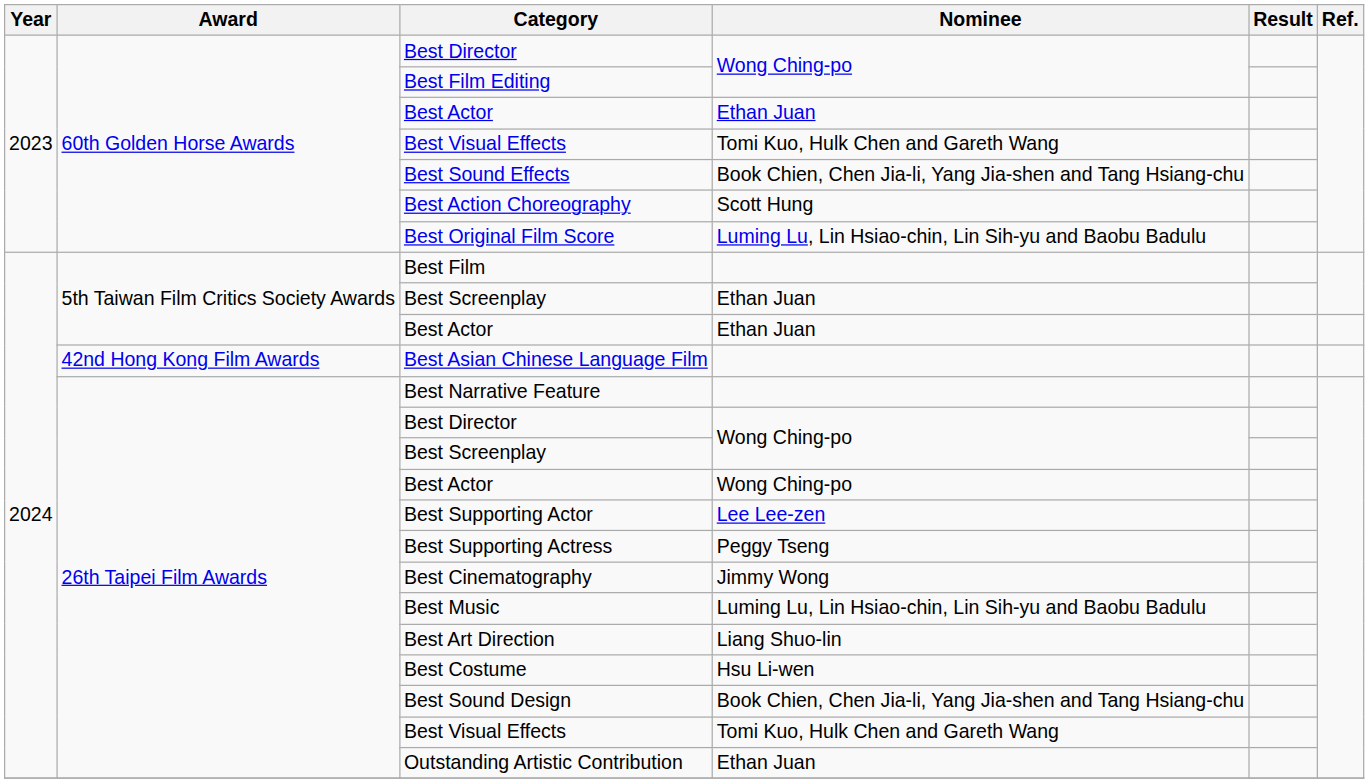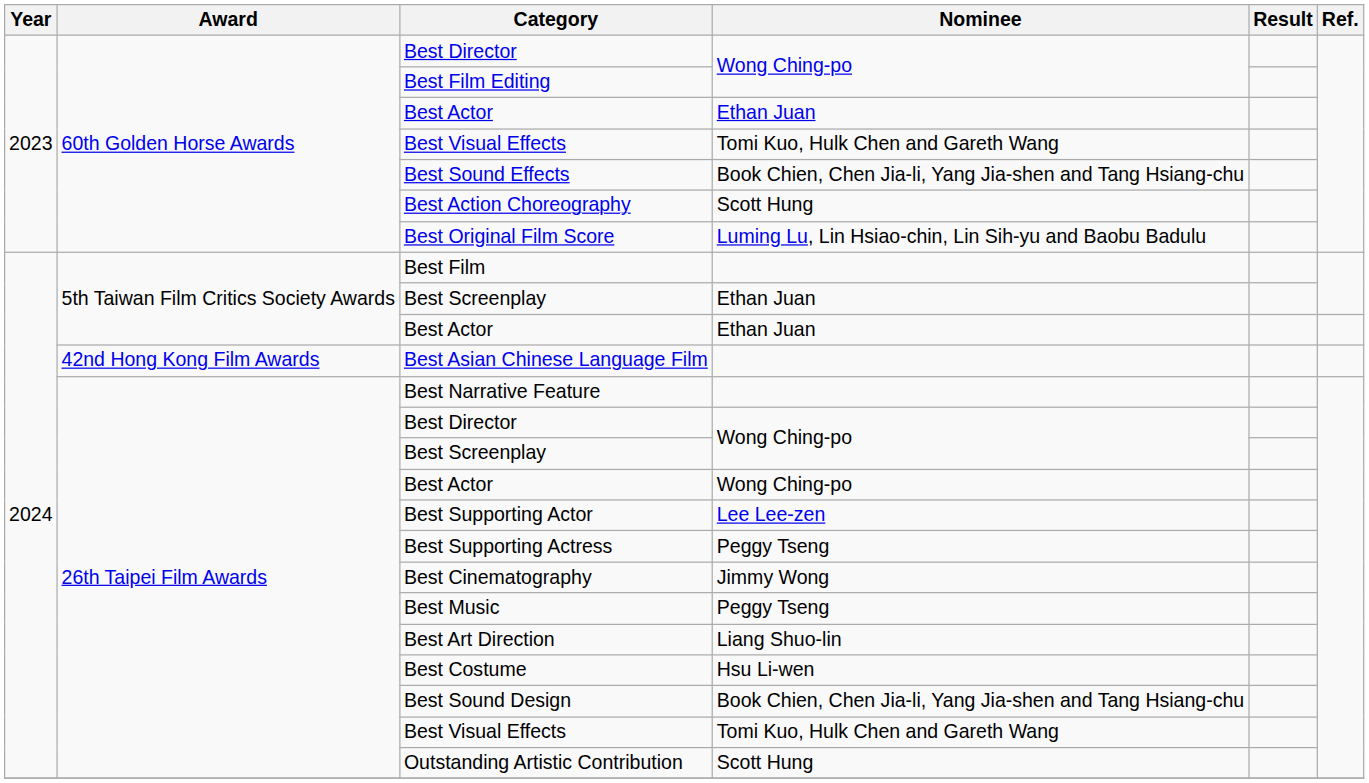(961, 608) Luming Lu, Lin Hsiao-chin, Lin Sih-yu and Baobu Badulu -> (773, 608) Peggy Tseng
(766, 762) Ethan Juan -> (765, 762) Scott Hung
